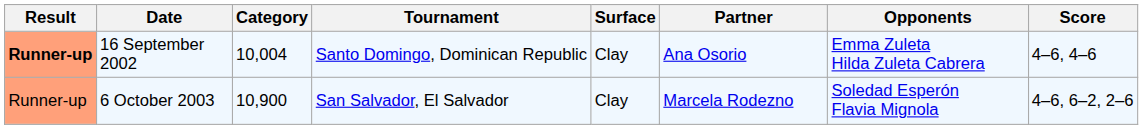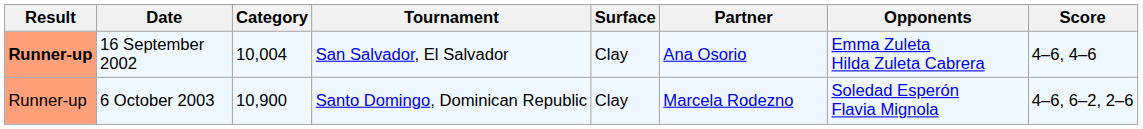(451, 54) Santo Domingo, Dominican Republic -> (412, 54) San Salvador, El Salvador
(412, 100) San Salvador, El Salvador -> (451, 100) Santo Domingo, Dominican Republic
